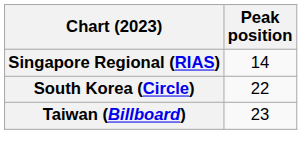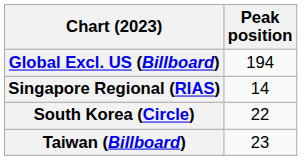+ row: (114, 62)
